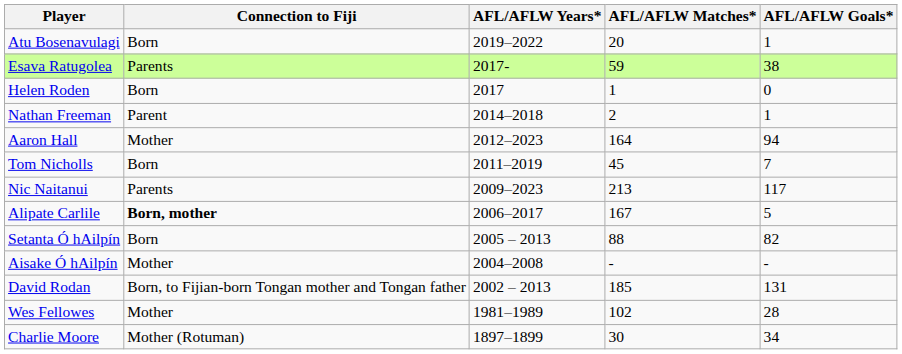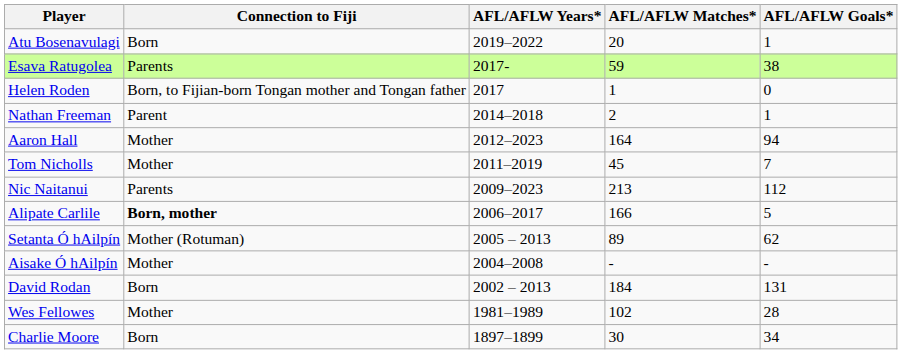(143, 90) Born -> (297, 90) Born, to Fijian-born Tongan mother and Tongan father
(143, 164) Born -> (150, 164) Mother
(775, 189) 117 -> (775, 189) 112
(620, 213) 167 -> (620, 213) 166
(143, 238) Born -> (186, 238) Mother (Rotuman)
(616, 238) 88 -> (616, 238) 89
(771, 238) 82 -> (771, 238) 62
(297, 287) Born, to Fijian-born Tongan mother and Tongan father -> (143, 287) Born
(620, 287) 185 -> (620, 287) 184
(186, 336) Mother (Rotuman) -> (143, 336) Born
